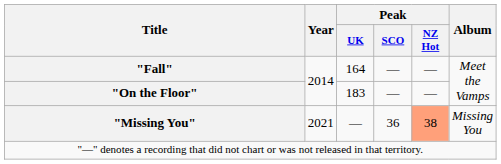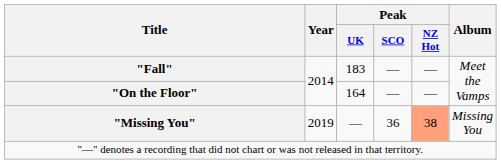(355, 68) 164 -> (355, 68) 183
(355, 93) 183 -> (355, 93) 164
(321, 123) 2021 -> (321, 123) 2019
